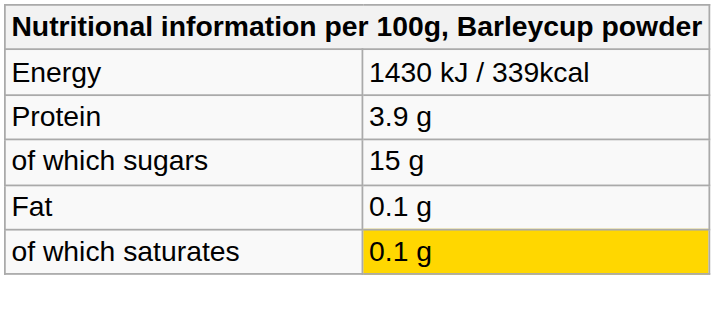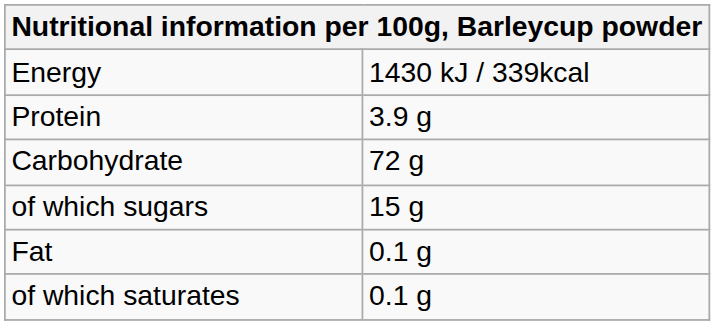+ row: (97, 161)
(401, 251) gold background -> (401, 296) no background
